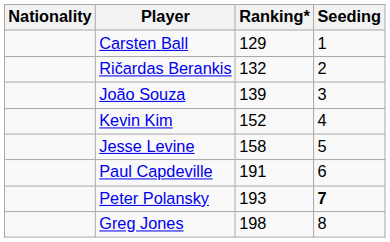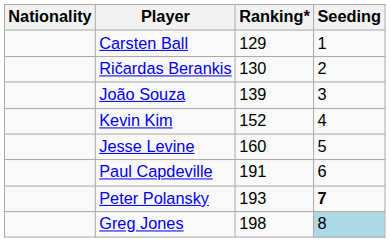(253, 69) 132 -> (253, 69) 130
(253, 146) 158 -> (253, 146) 160
(322, 224) no background -> (322, 224) lightblue background
